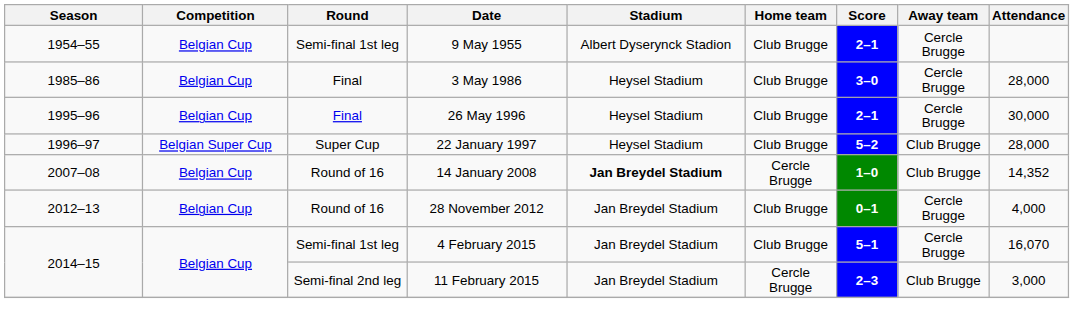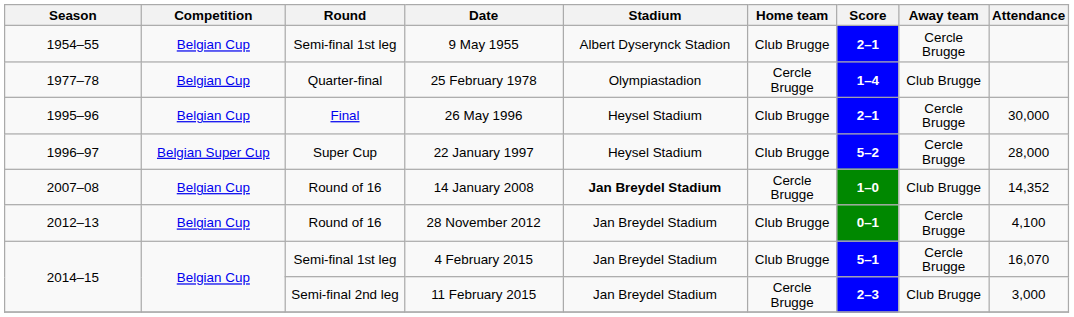+ row: (484, 80)
- row: (487, 80)
(943, 144) Club Brugge -> (944, 151) Cercle Brugge
(1029, 208) 4,000 -> (1029, 223) 4,100
